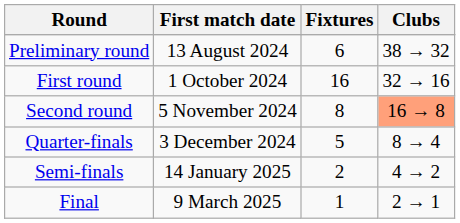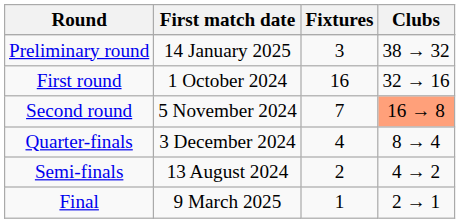(227, 50) 13 August 2024 -> (227, 50) 14 January 2025
(340, 50) 6 -> (340, 50) 3
(340, 111) 8 -> (340, 111) 7
(340, 141) 5 -> (340, 141) 4
(227, 171) 14 January 2025 -> (227, 171) 13 August 2024
